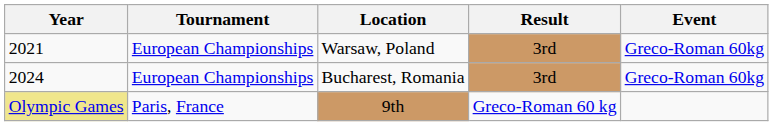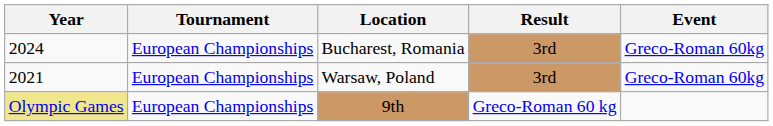rows swapped: (378, 48) <-> (393, 77)
(178, 106) Paris, France -> (223, 106) European Championships
